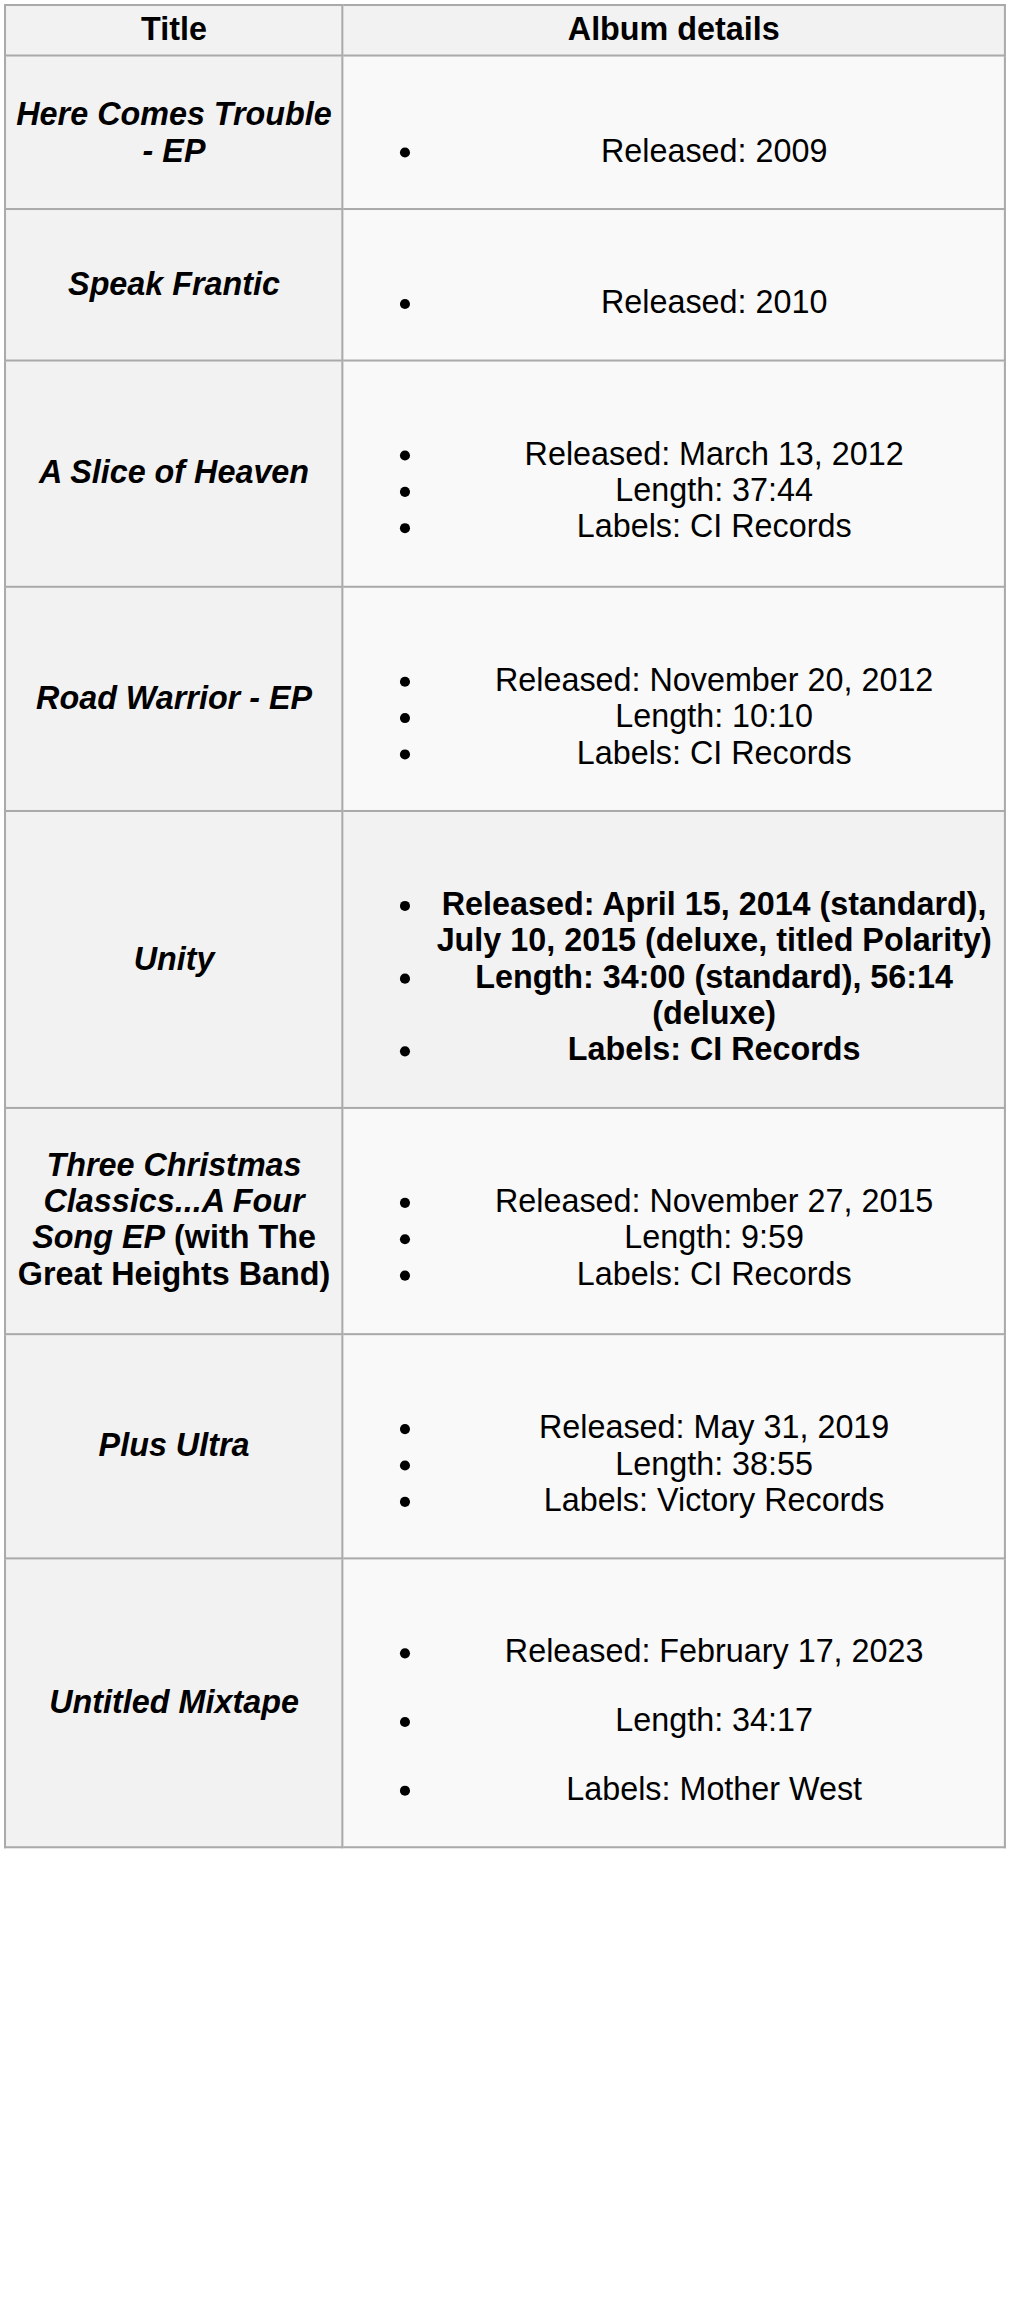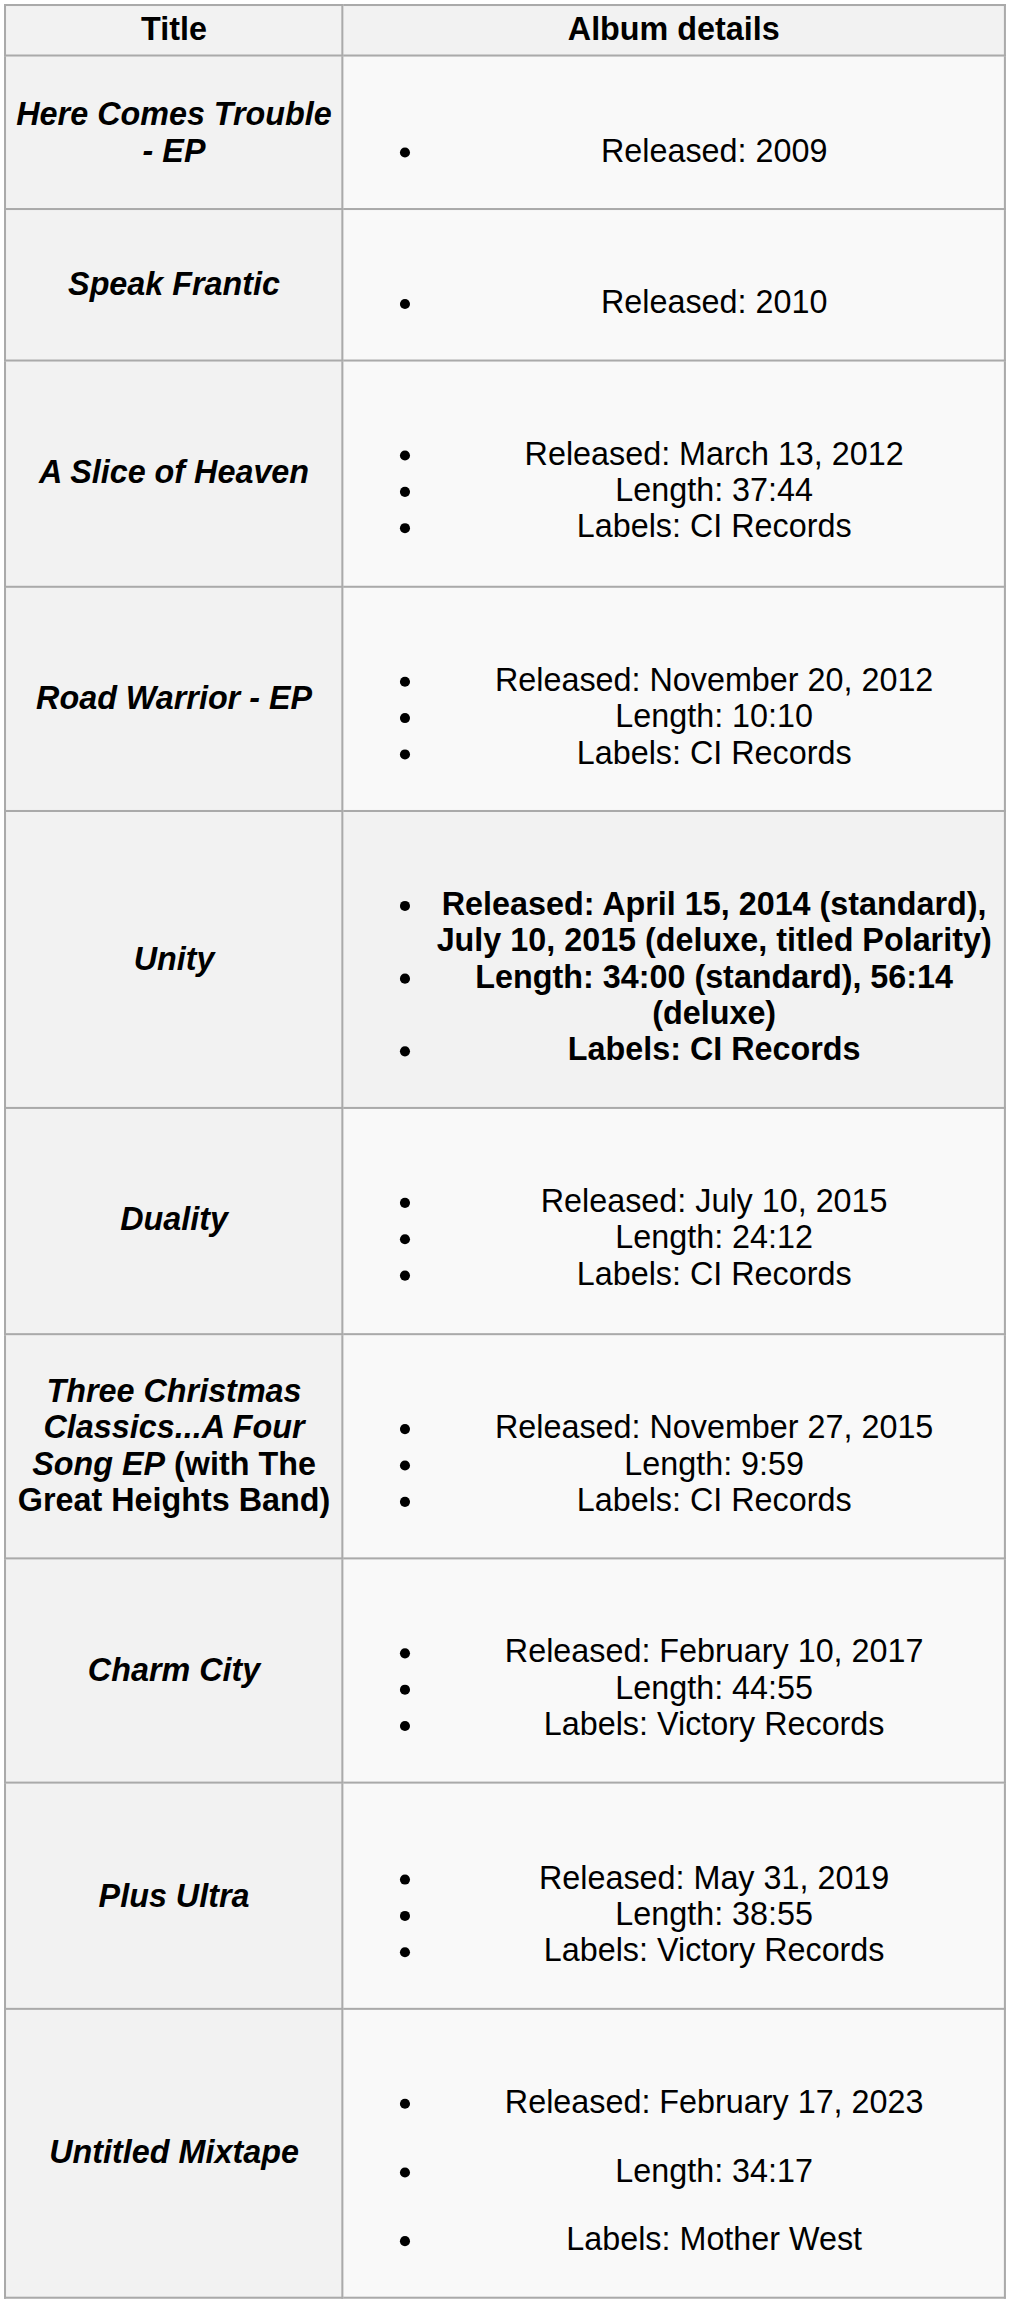+ row: (174, 1220)
+ row: (174, 1670)
